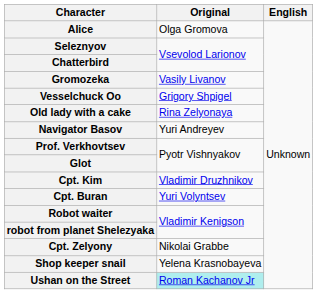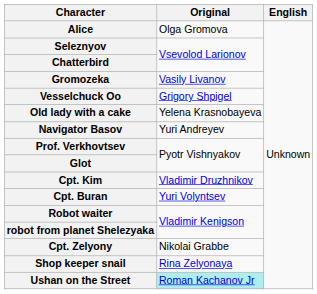(196, 113) Rina Zelyonaya -> (210, 113) Yelena Krasnobayeva
(210, 264) Yelena Krasnobayeva -> (196, 264) Rina Zelyonaya
